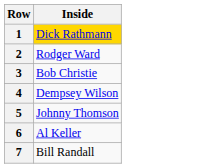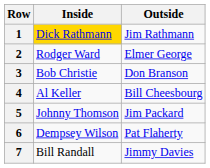+ column: (163, 14)
(77, 93) Dempsey Wilson -> (59, 93) Al Keller
(59, 133) Al Keller -> (77, 133) Dempsey Wilson
